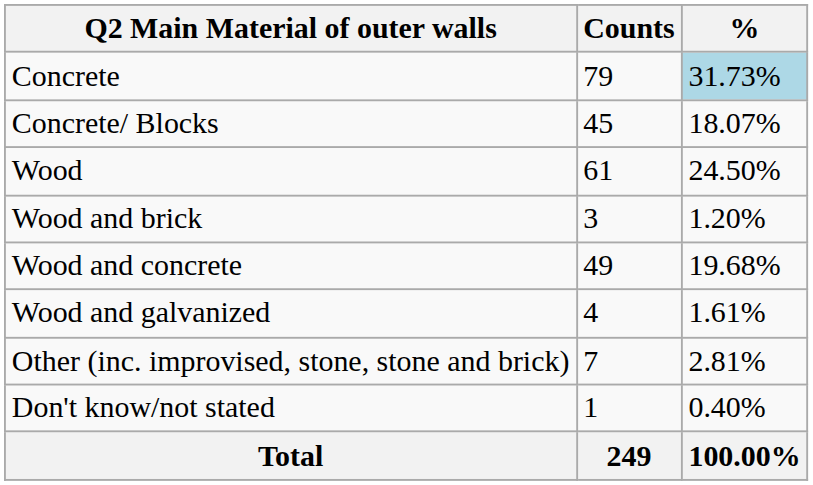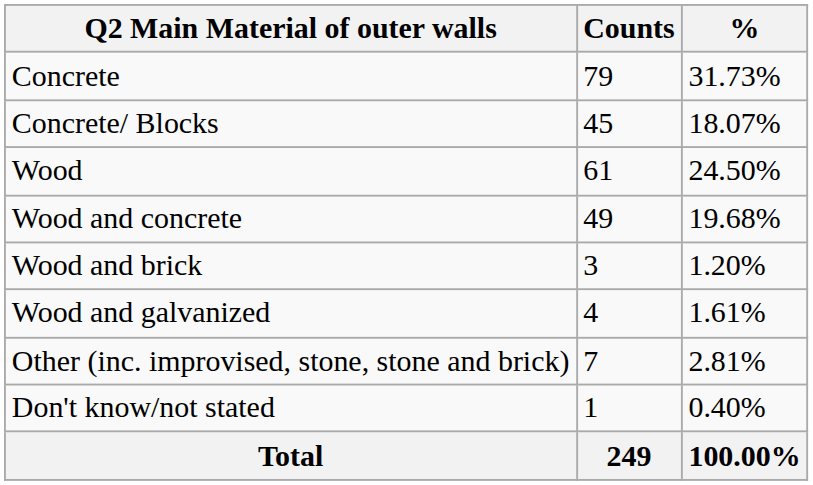(735, 75) lightblue background -> (735, 75) no background
rows swapped: (107, 218) <-> (127, 265)
